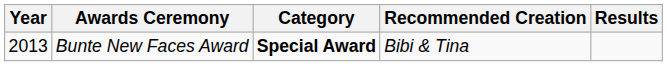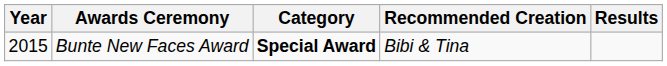(28, 46) 2013 -> (28, 46) 2015
